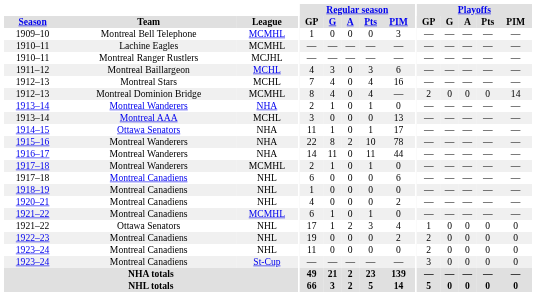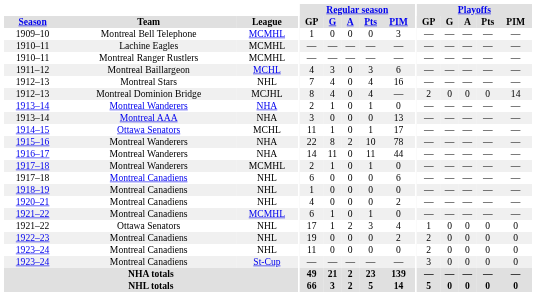(267, 58) MCJHL -> (267, 58) MCMHL
(267, 82) MCHL -> (267, 82) NHL
(267, 94) MCMHL -> (267, 94) MCJHL
(267, 118) MCHL -> (267, 118) NHA
(267, 130) NHA -> (267, 130) MCHL
